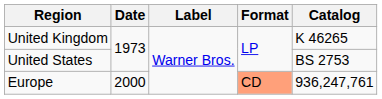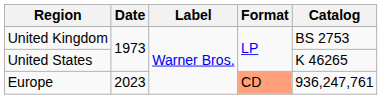(322, 37) K 46265 -> (322, 37) BS 2753
(322, 60) BS 2753 -> (322, 60) K 46265
(130, 82) 2000 -> (130, 82) 2023
